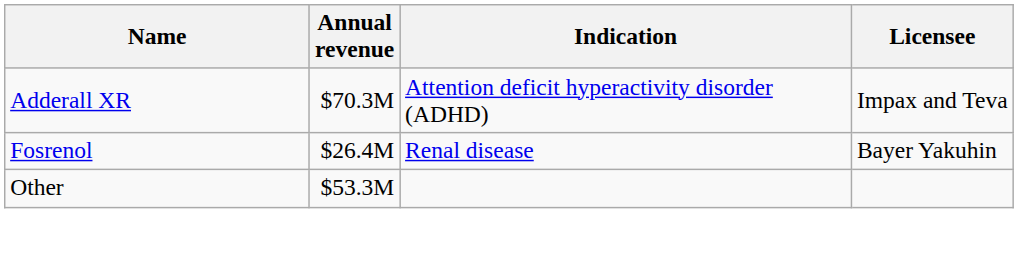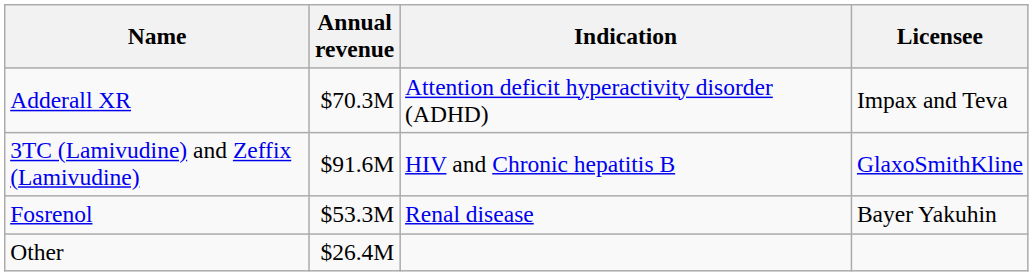+ row: (151, 163)
(357, 150) $26.4M -> (357, 214) $53.3M
(357, 187) $53.3M -> (357, 251) $26.4M
